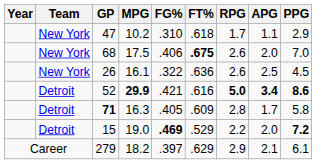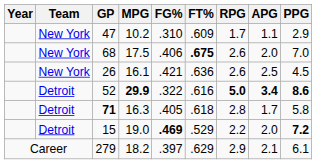(202, 33) .618 -> (202, 33) .609
(171, 72) .322 -> (171, 72) .421
(171, 91) .421 -> (171, 91) .322
(202, 110) .609 -> (202, 110) .618
